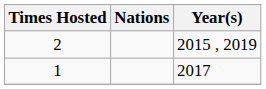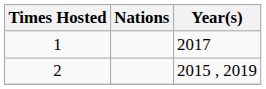rows swapped: (57, 44) <-> (57, 71)
